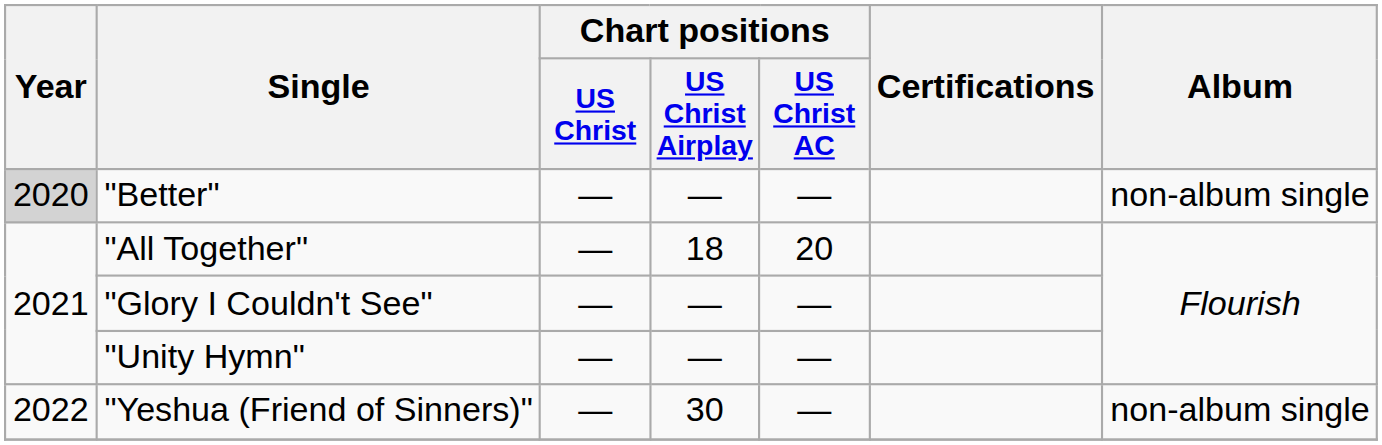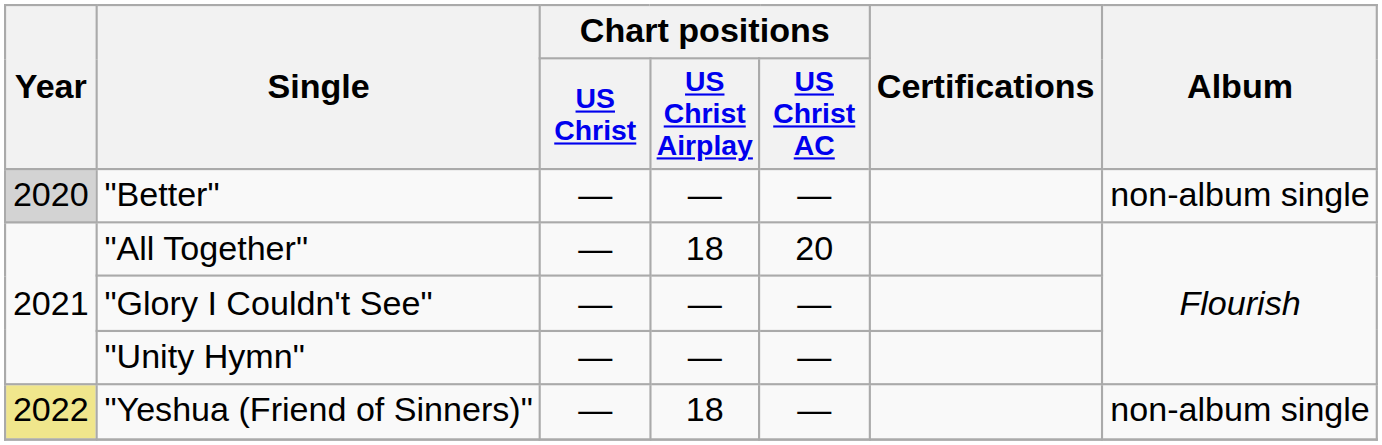(51, 411) no background -> (51, 411) khaki background
(705, 411) 30 -> (705, 411) 18
